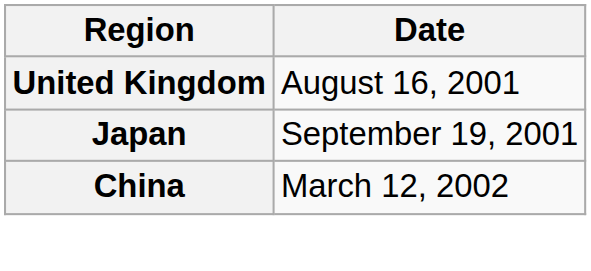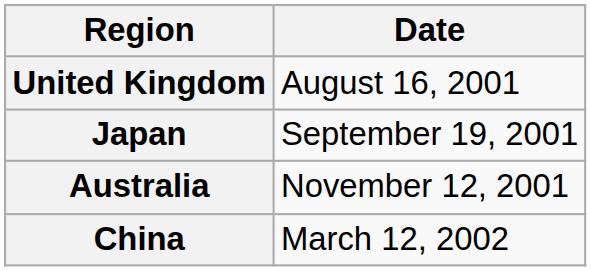+ row: (139, 186)
